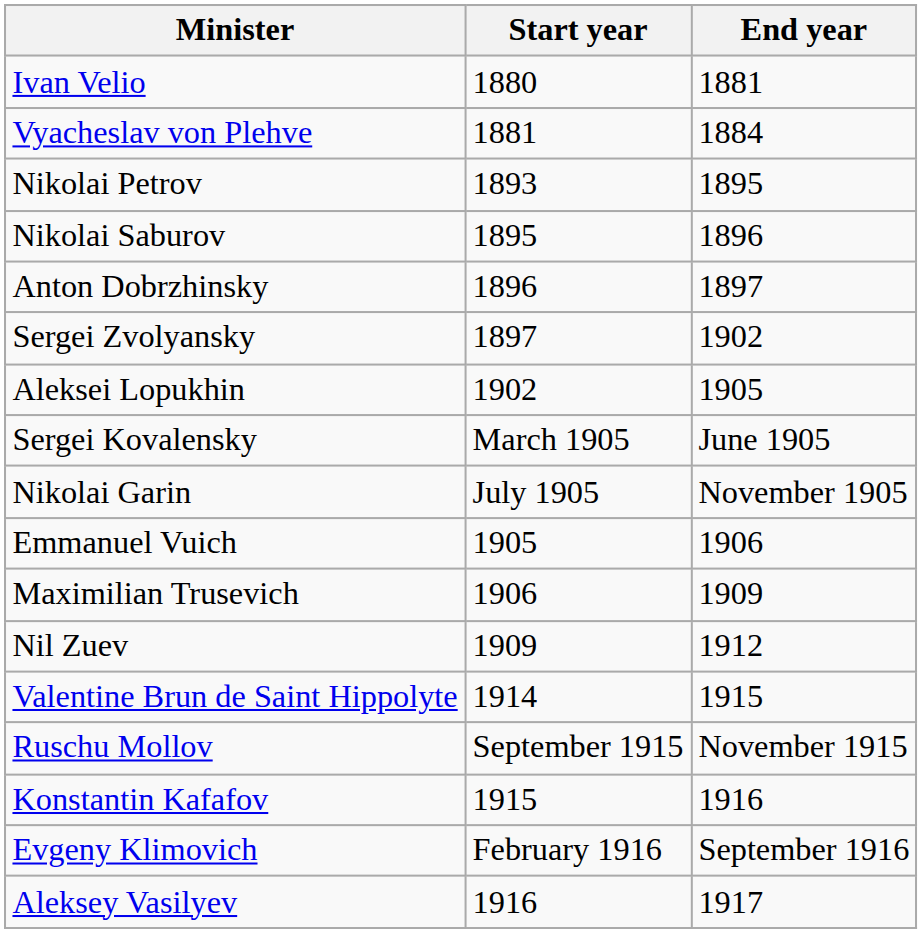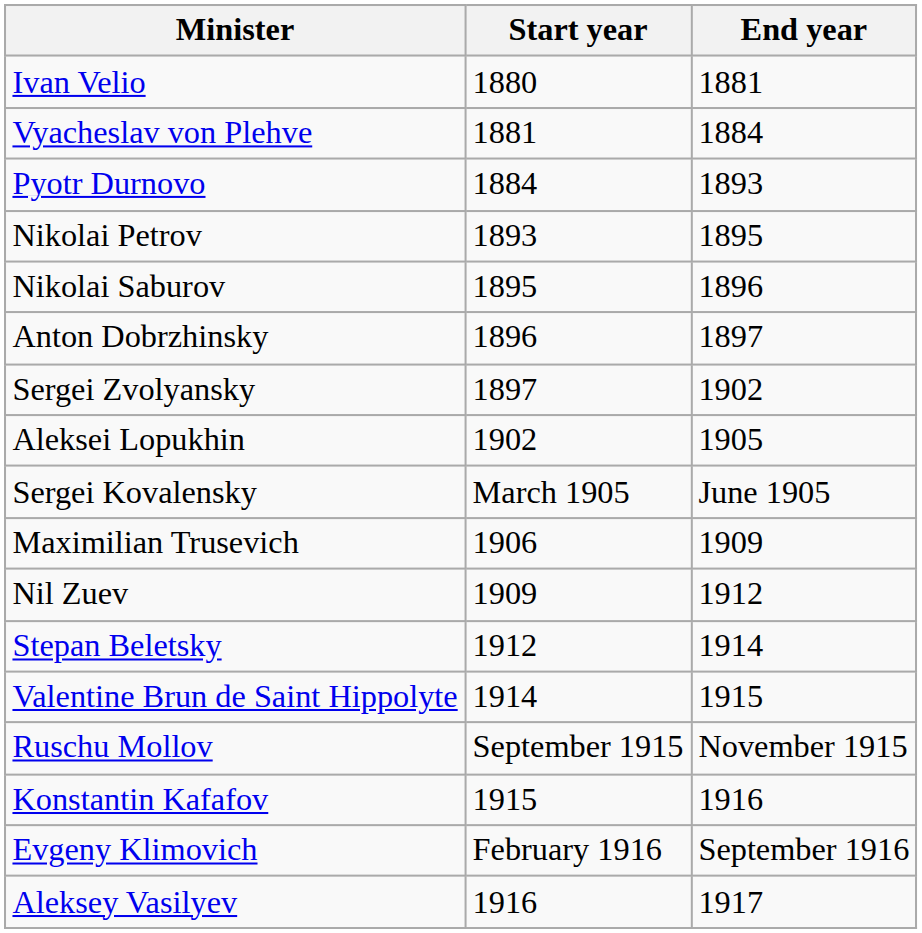+ row: (109, 183)
- row: (102, 491)
- row: (125, 542)
+ row: (117, 645)
